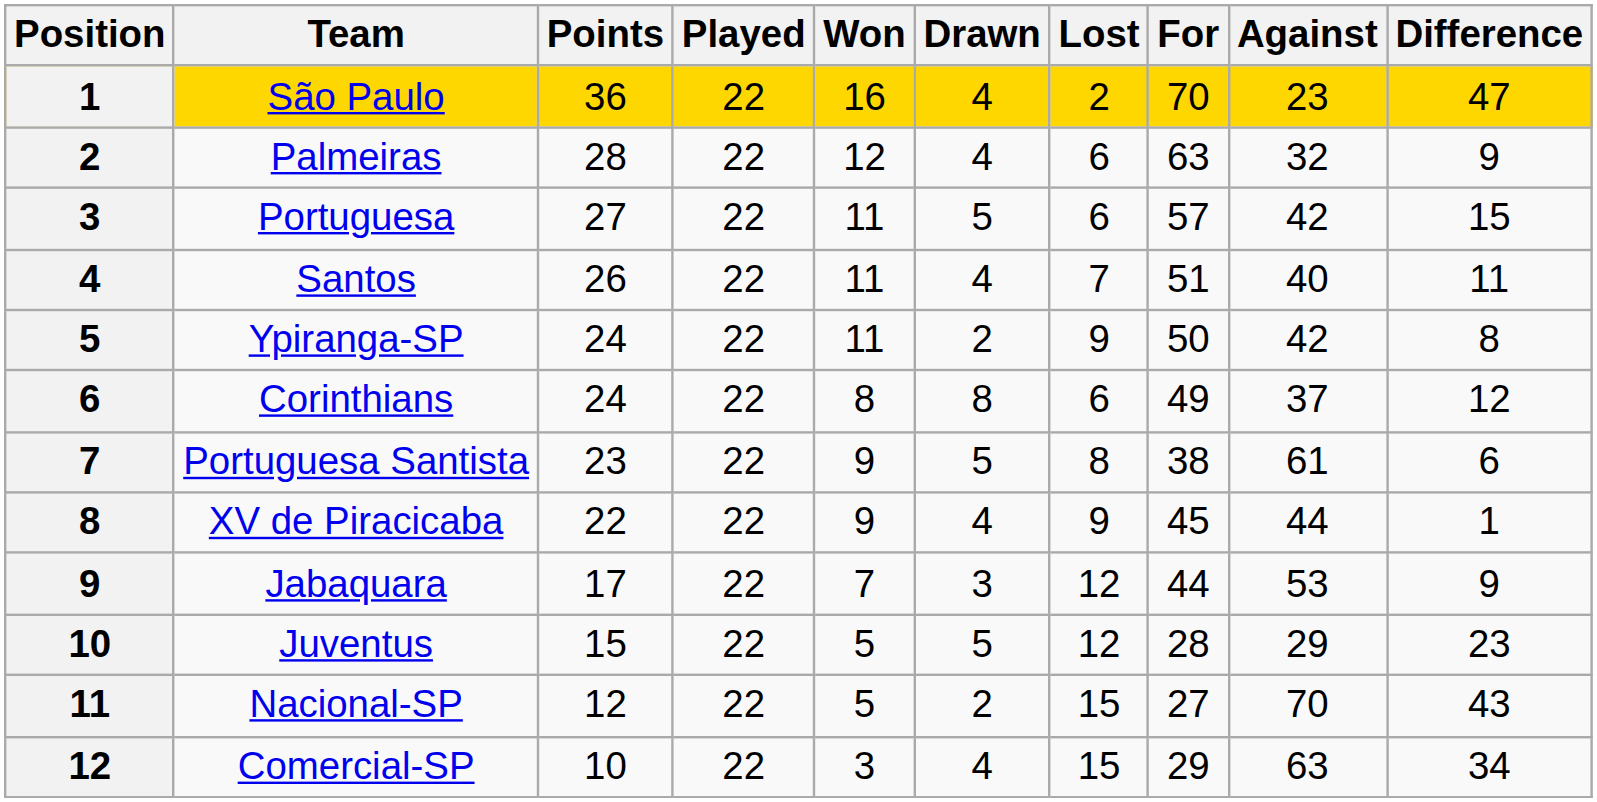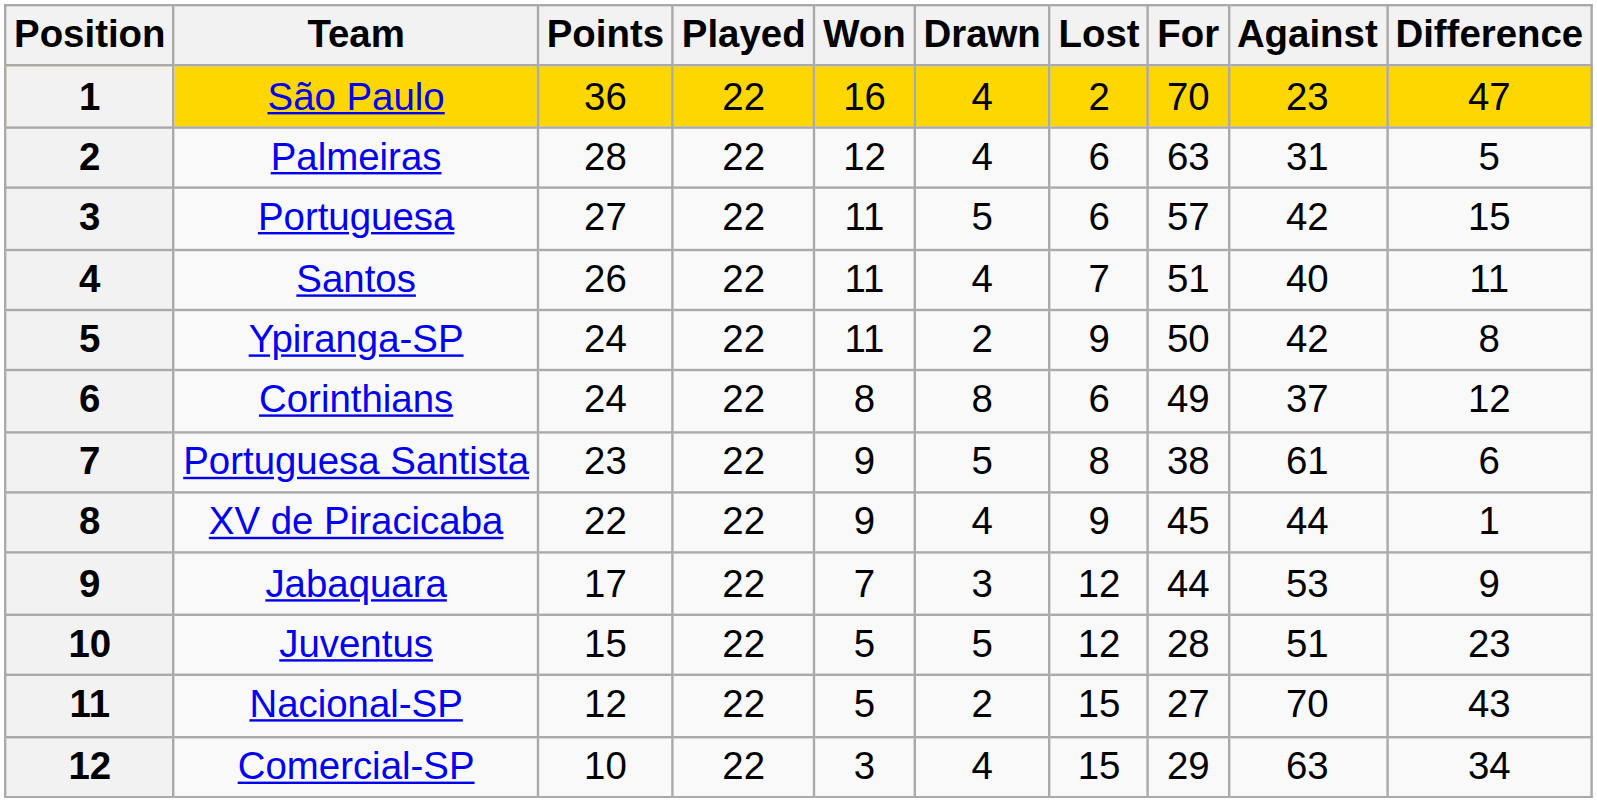(1307, 156) 32 -> (1307, 156) 31
(1489, 156) 9 -> (1489, 156) 5
(1307, 643) 29 -> (1307, 643) 51
